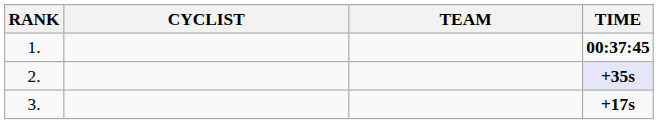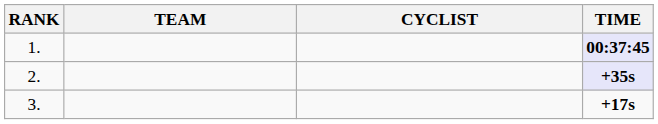columns swapped: (206, 18) <-> (466, 18)
(618, 47) no background -> (618, 47) lavender background
